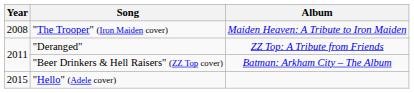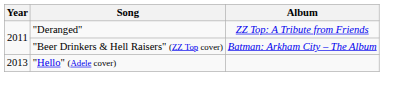- row: (100, 29)
(17, 79) 2015 -> (17, 63) 2013
